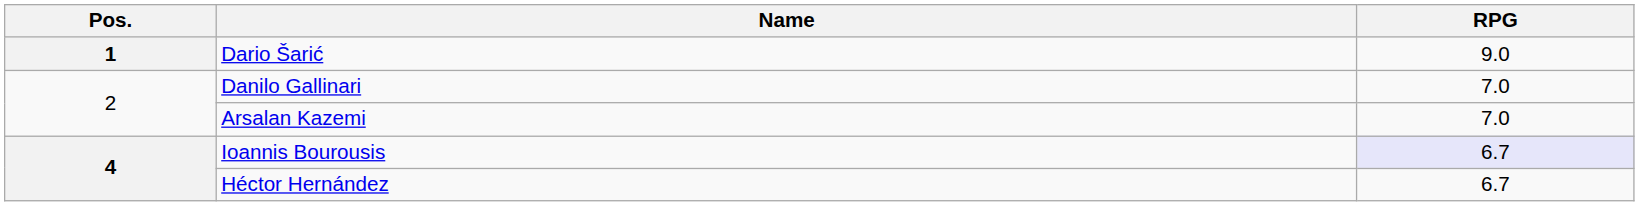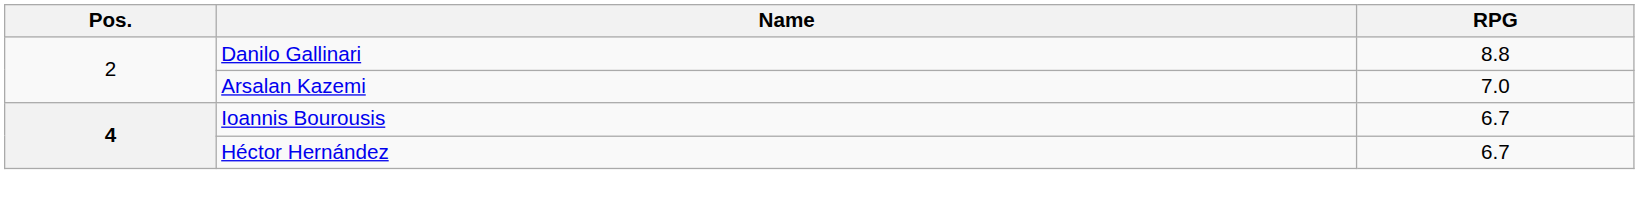- row: (272, 53)
(1495, 86) 7.0 -> (1495, 53) 8.8
(1495, 151) lavender background -> (1495, 119) no background
